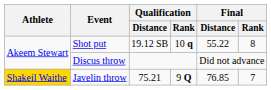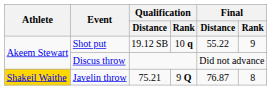(253, 44) 8 -> (253, 44) 9
(218, 77) 76.85 -> (218, 77) 76.87
(253, 77) 7 -> (253, 77) 8
